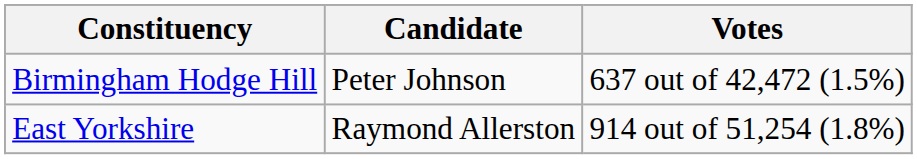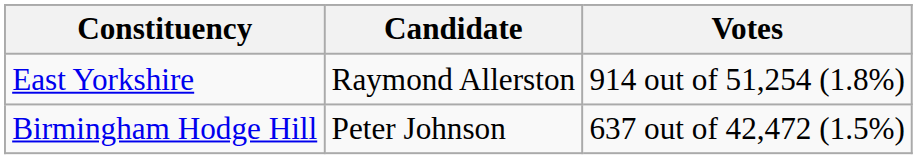rows swapped: (165, 78) <-> (103, 128)
